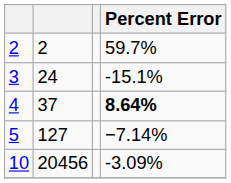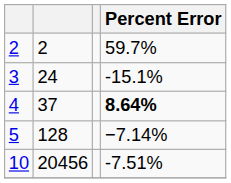(53, 134) 127 -> (53, 134) 128
(134, 163) -3.09% -> (134, 163) -7.51%
